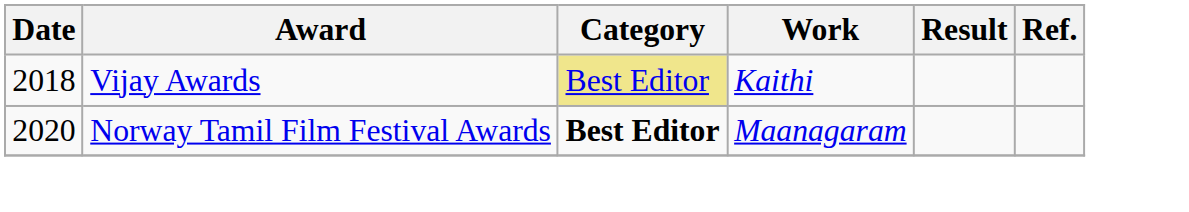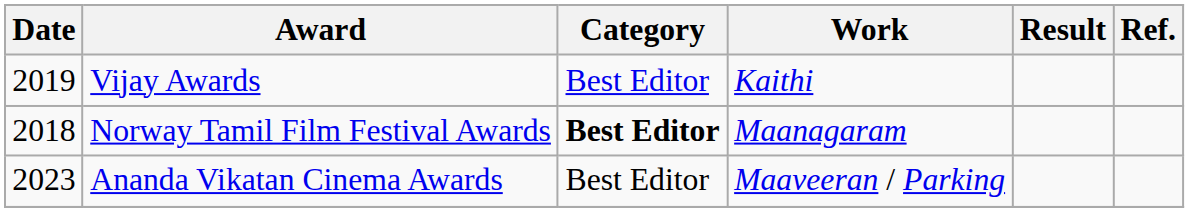(44, 79) 2018 -> (44, 79) 2019
(637, 79) khaki background -> (637, 79) no background
(44, 130) 2020 -> (44, 130) 2018
+ row: (297, 180)
